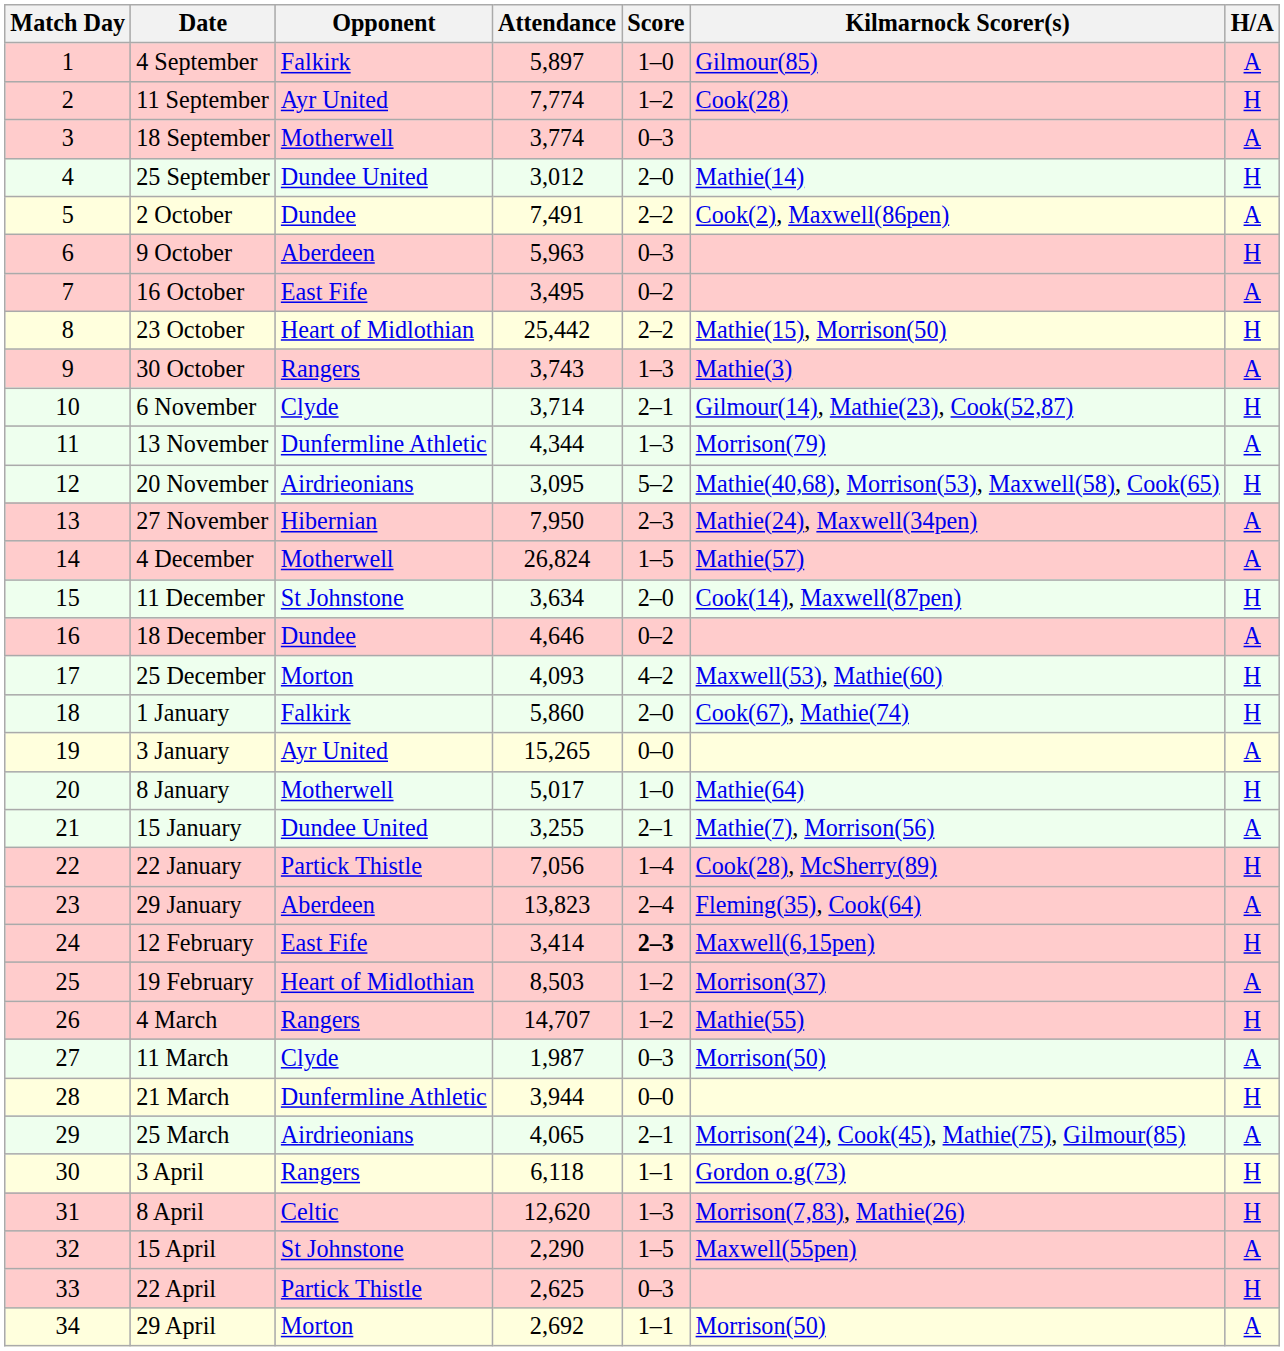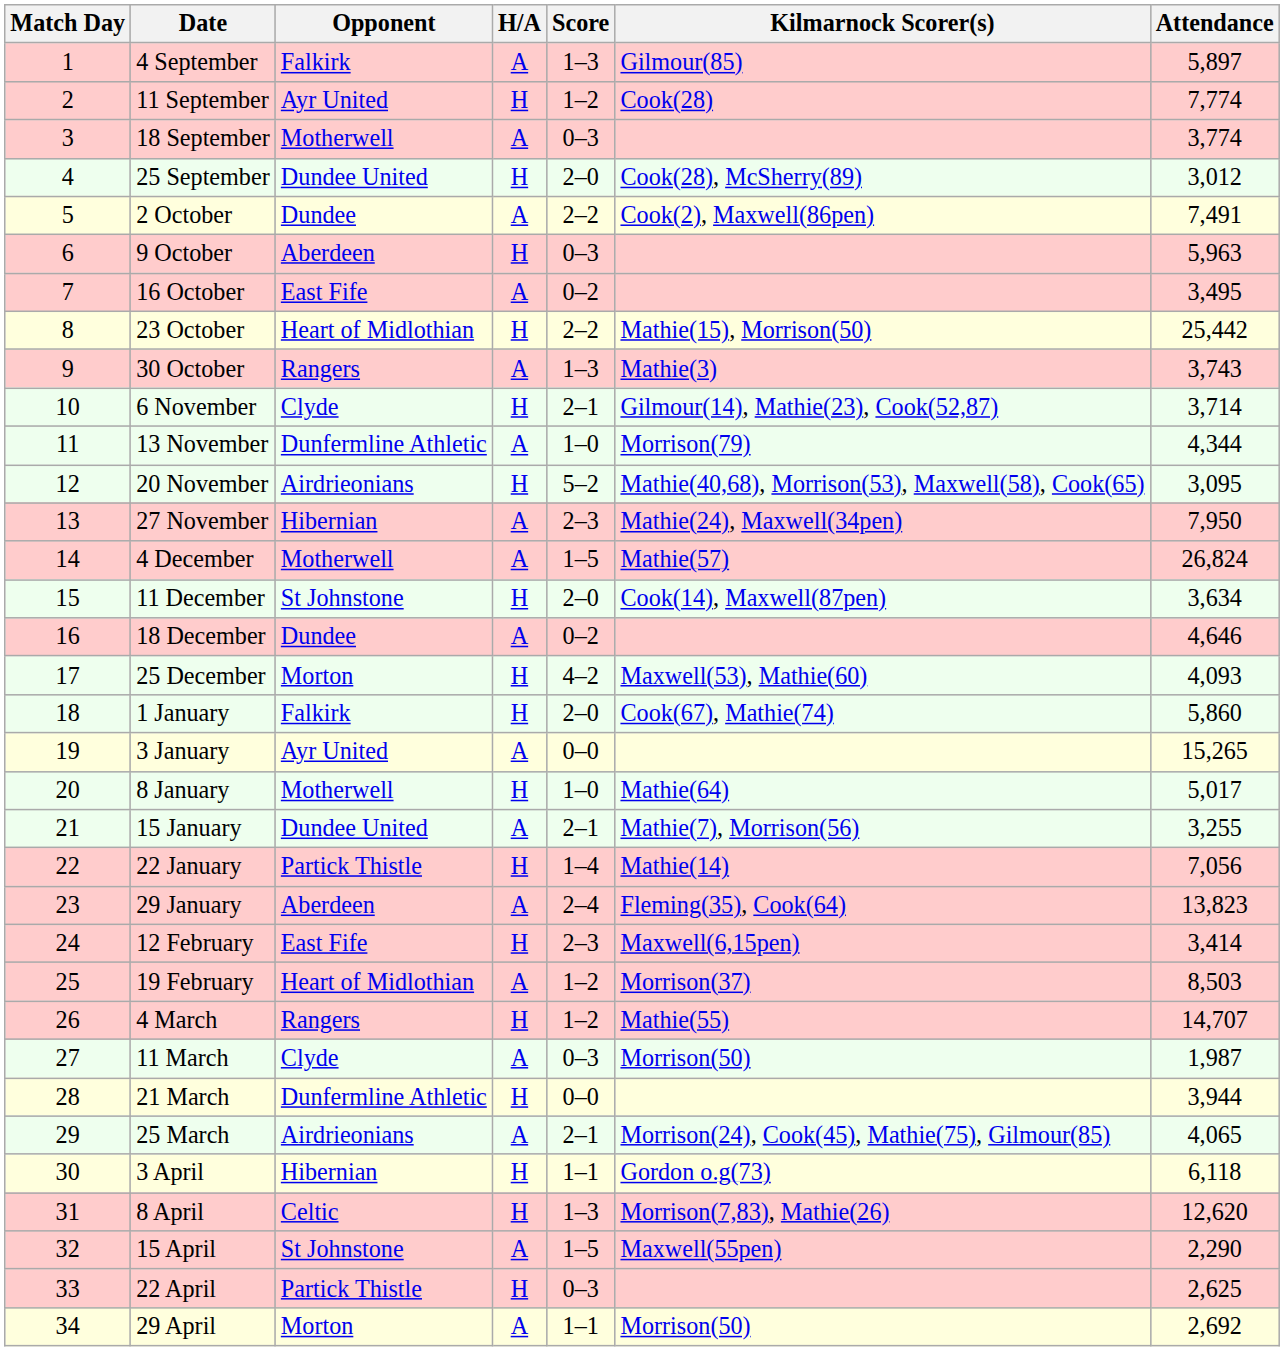columns swapped: (1252, 23) <-> (557, 23)
(656, 61) 1–0 -> (581, 61) 1–3
(750, 176) Mathie(14) -> (741, 176) Cook(28), McSherry(89)
(656, 445) 1–3 -> (581, 445) 1–0
(816, 866) Cook(28), McSherry(89) -> (675, 866) Mathie(14)
(656, 943) bold -> (581, 943) normal
(320, 1173) Rangers -> (329, 1173) Hibernian
